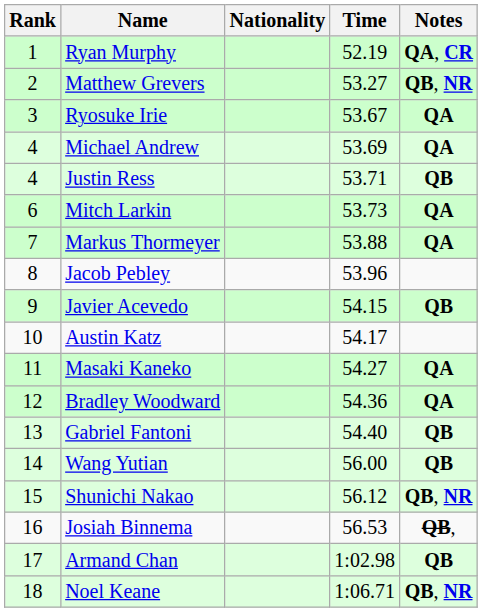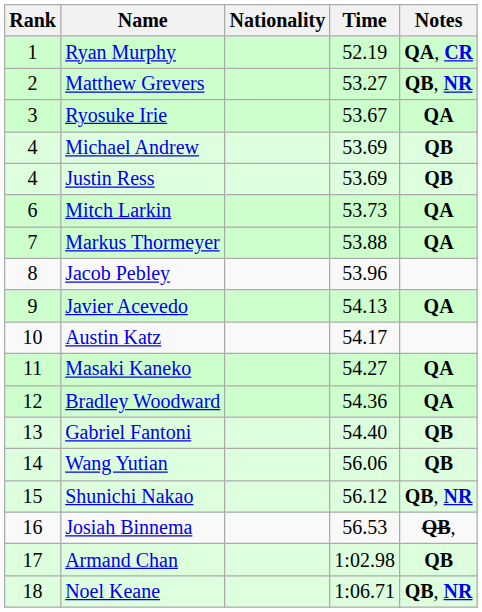(439, 147) QA -> (439, 147) QB
(365, 178) 53.71 -> (365, 178) 53.69
(365, 305) 54.15 -> (365, 305) 54.13
(439, 305) QB -> (439, 305) QA
(365, 464) 56.00 -> (365, 464) 56.06
